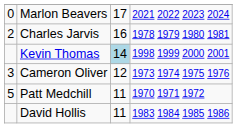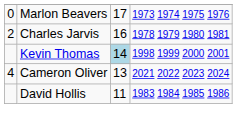(181, 14) 2021 2022 2023 2024 -> (181, 14) 1973 1974 1975 1976
(11, 73) 3 -> (11, 73) 4
(120, 73) 12 -> (120, 73) 13
(181, 74) 1973 1974 1975 1976 -> (181, 74) 2021 2022 2023 2024
- row: (56, 93)
